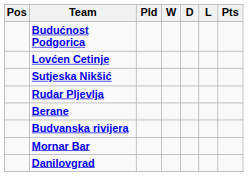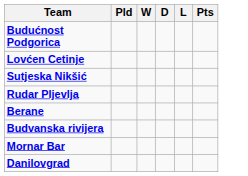- column: (17, 13)
